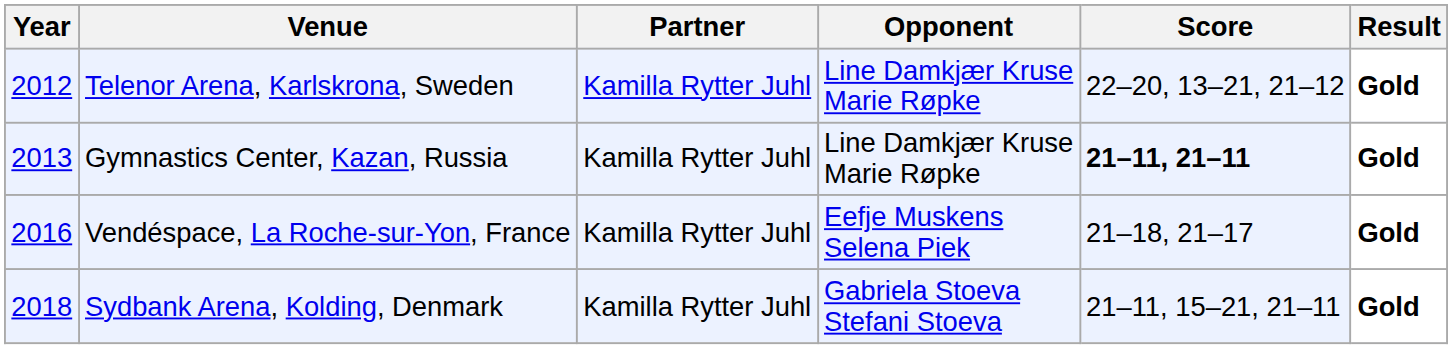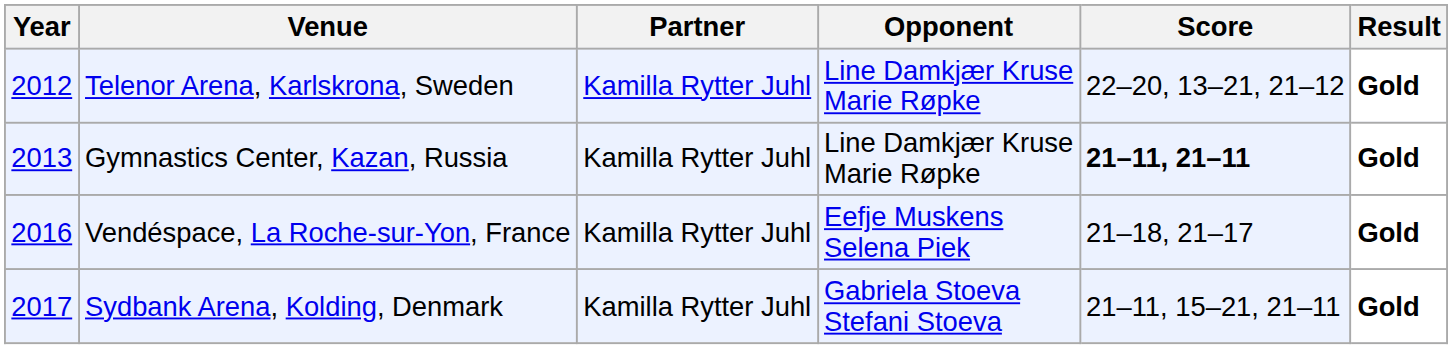(42, 306) 2018 -> (42, 306) 2017
